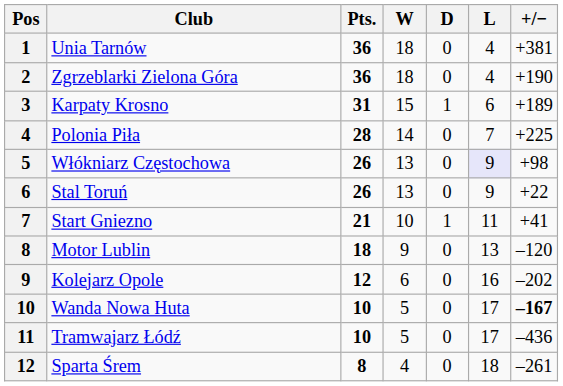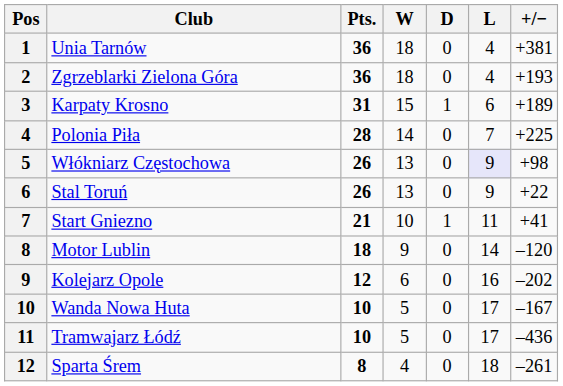(534, 76) +190 -> (534, 76) +193
(490, 250) 13 -> (490, 250) 14
(534, 308) bold -> (534, 308) normal
